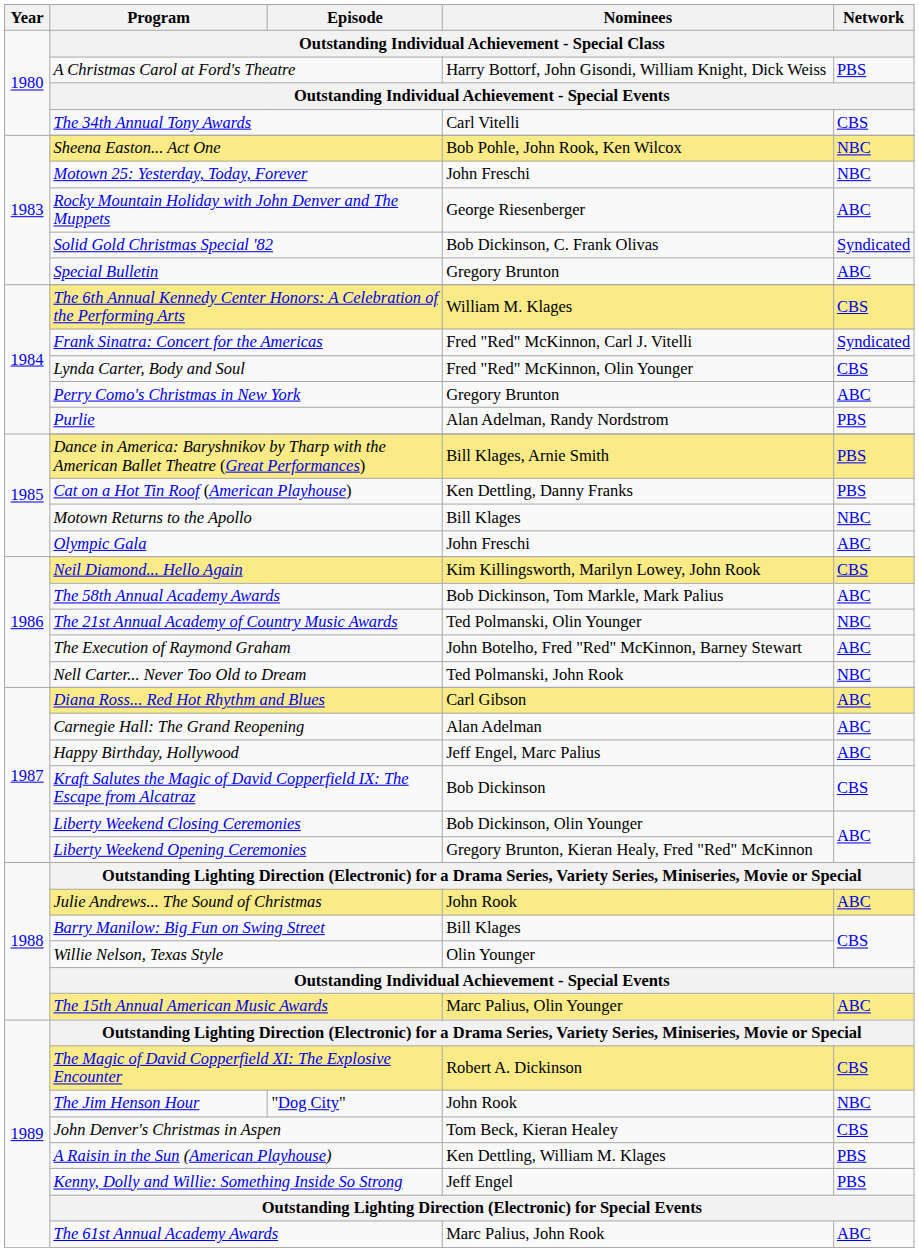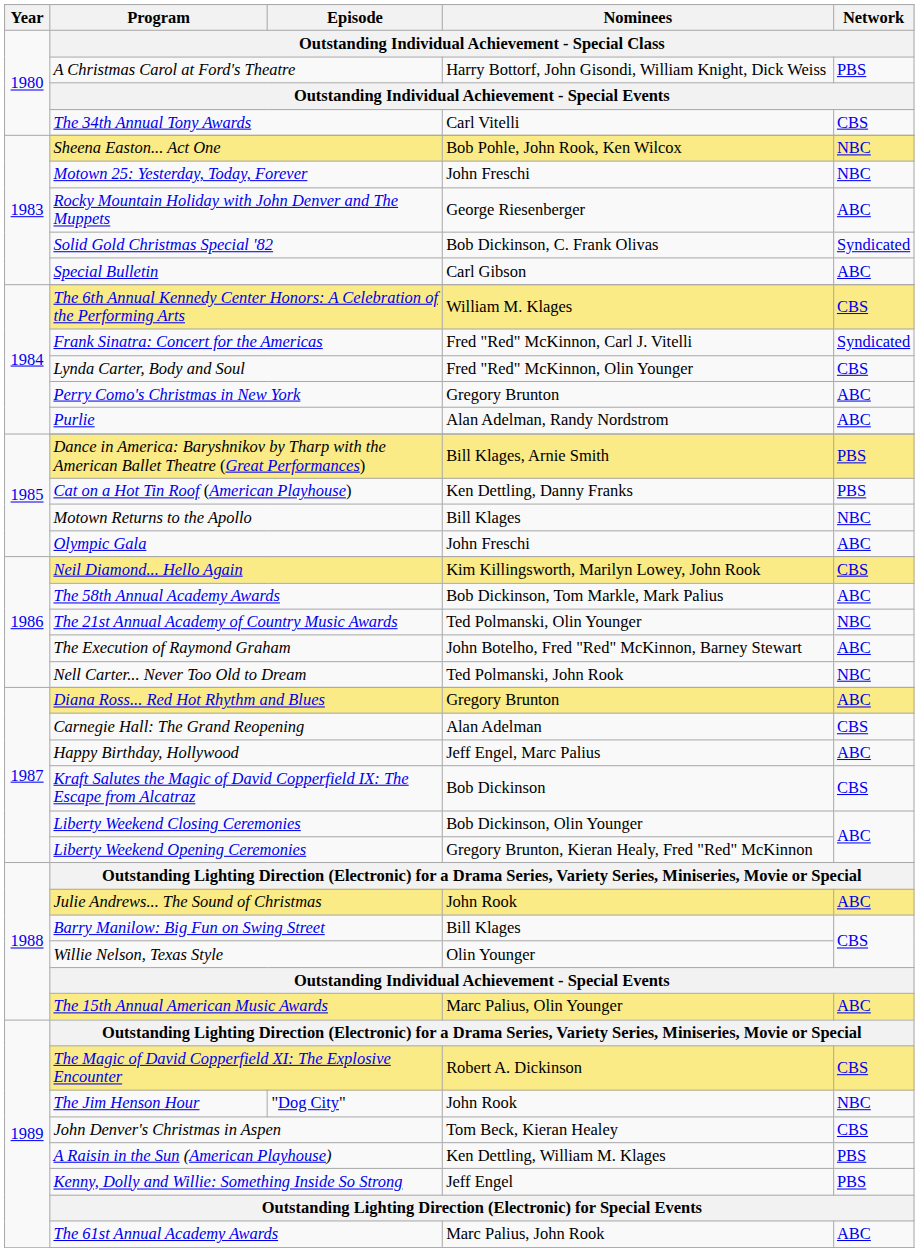(503, 271) Gregory Brunton -> (486, 271) Carl Gibson
(852, 420) PBS -> (854, 420) ABC
(486, 700) Carl Gibson -> (503, 700) Gregory Brunton
(854, 726) ABC -> (853, 726) CBS
